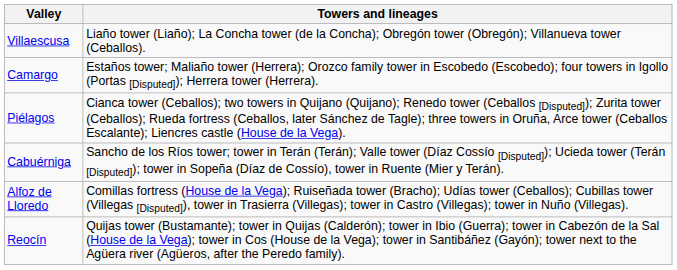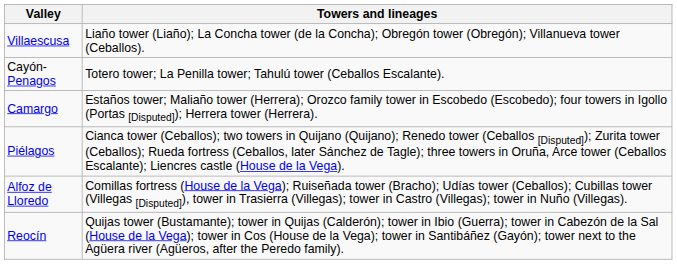+ row: (32, 74)
- row: (39, 162)
